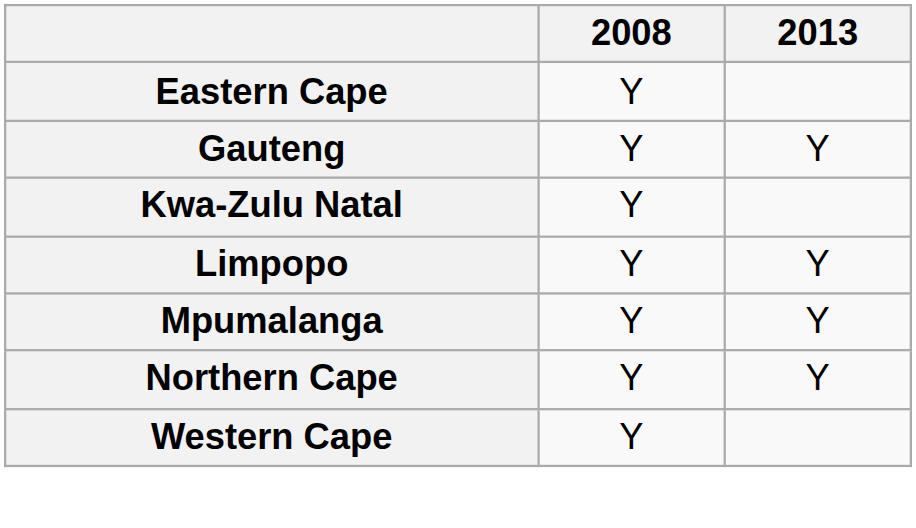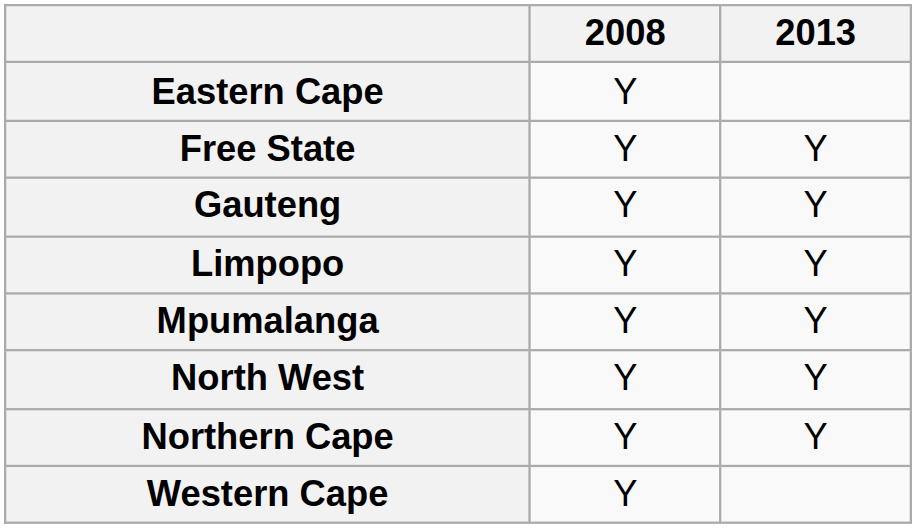+ row: (268, 148)
- row: (272, 206)
+ row: (268, 378)
